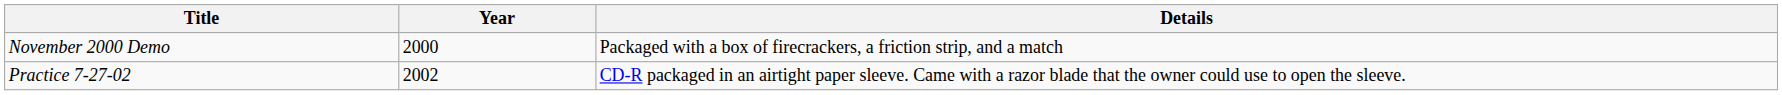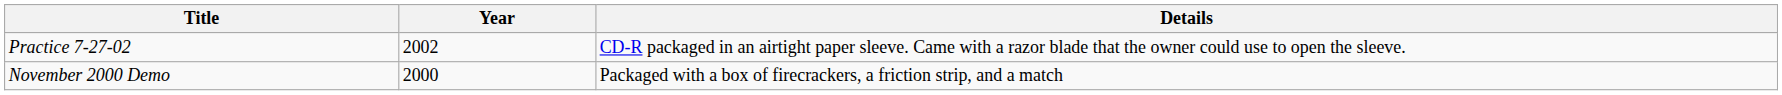rows swapped: (89, 47) <-> (70, 75)
